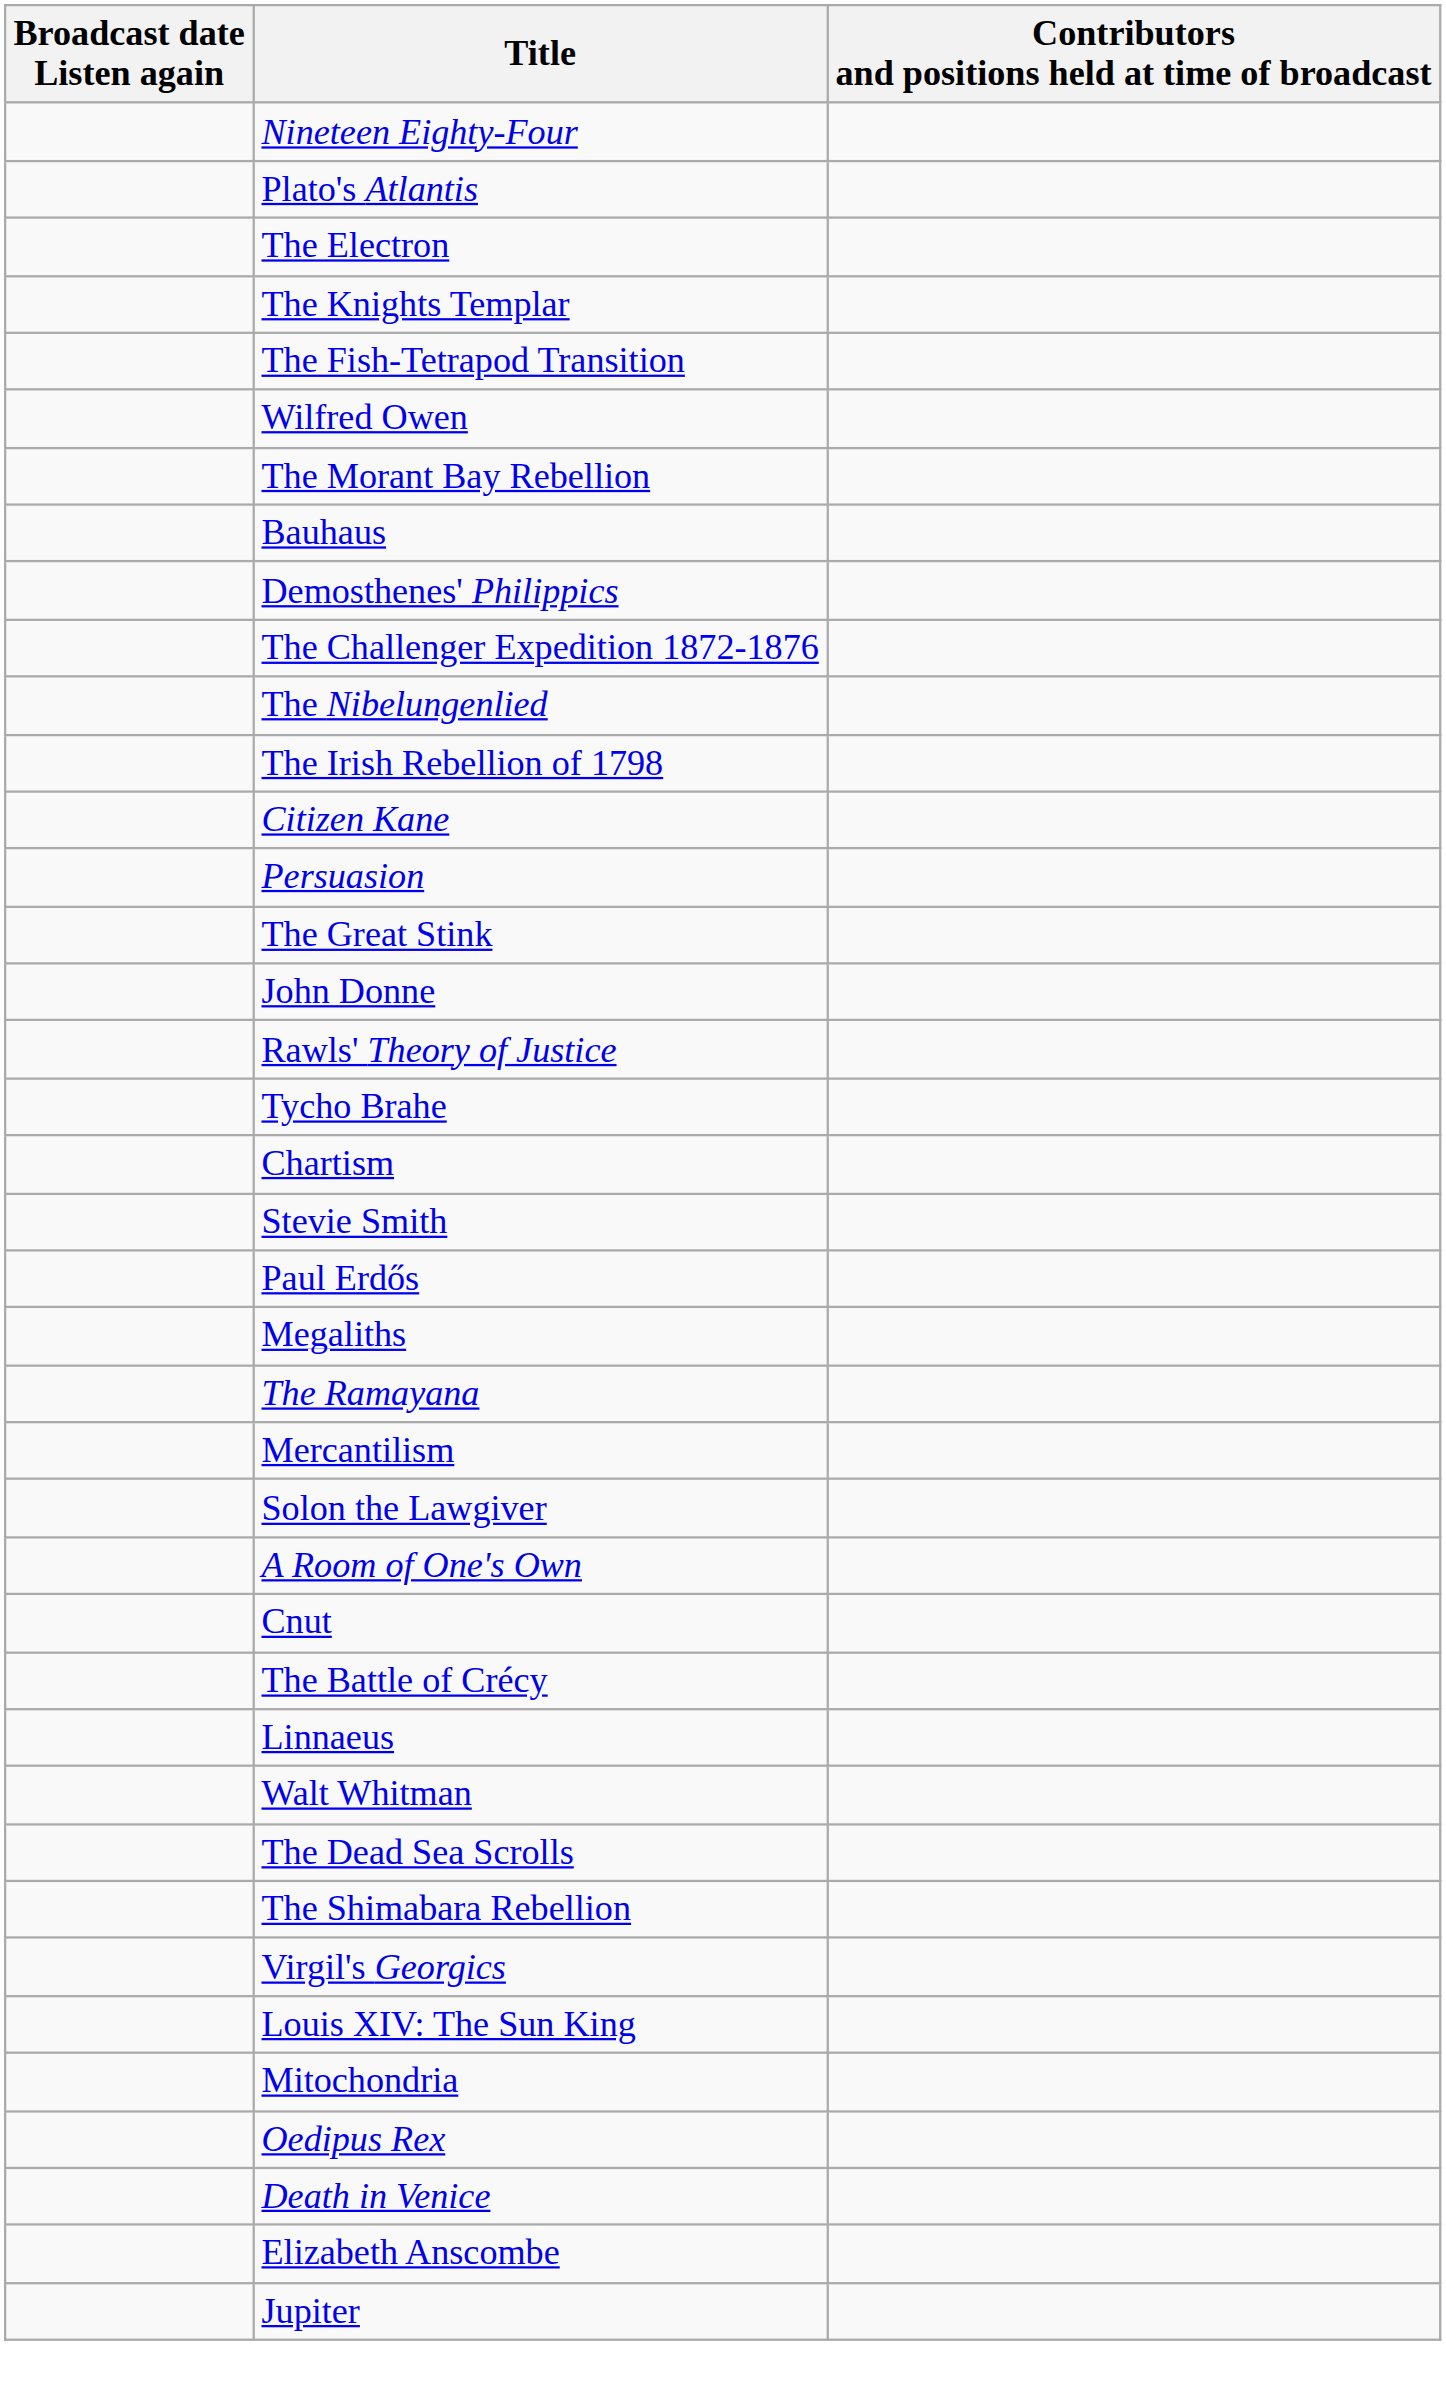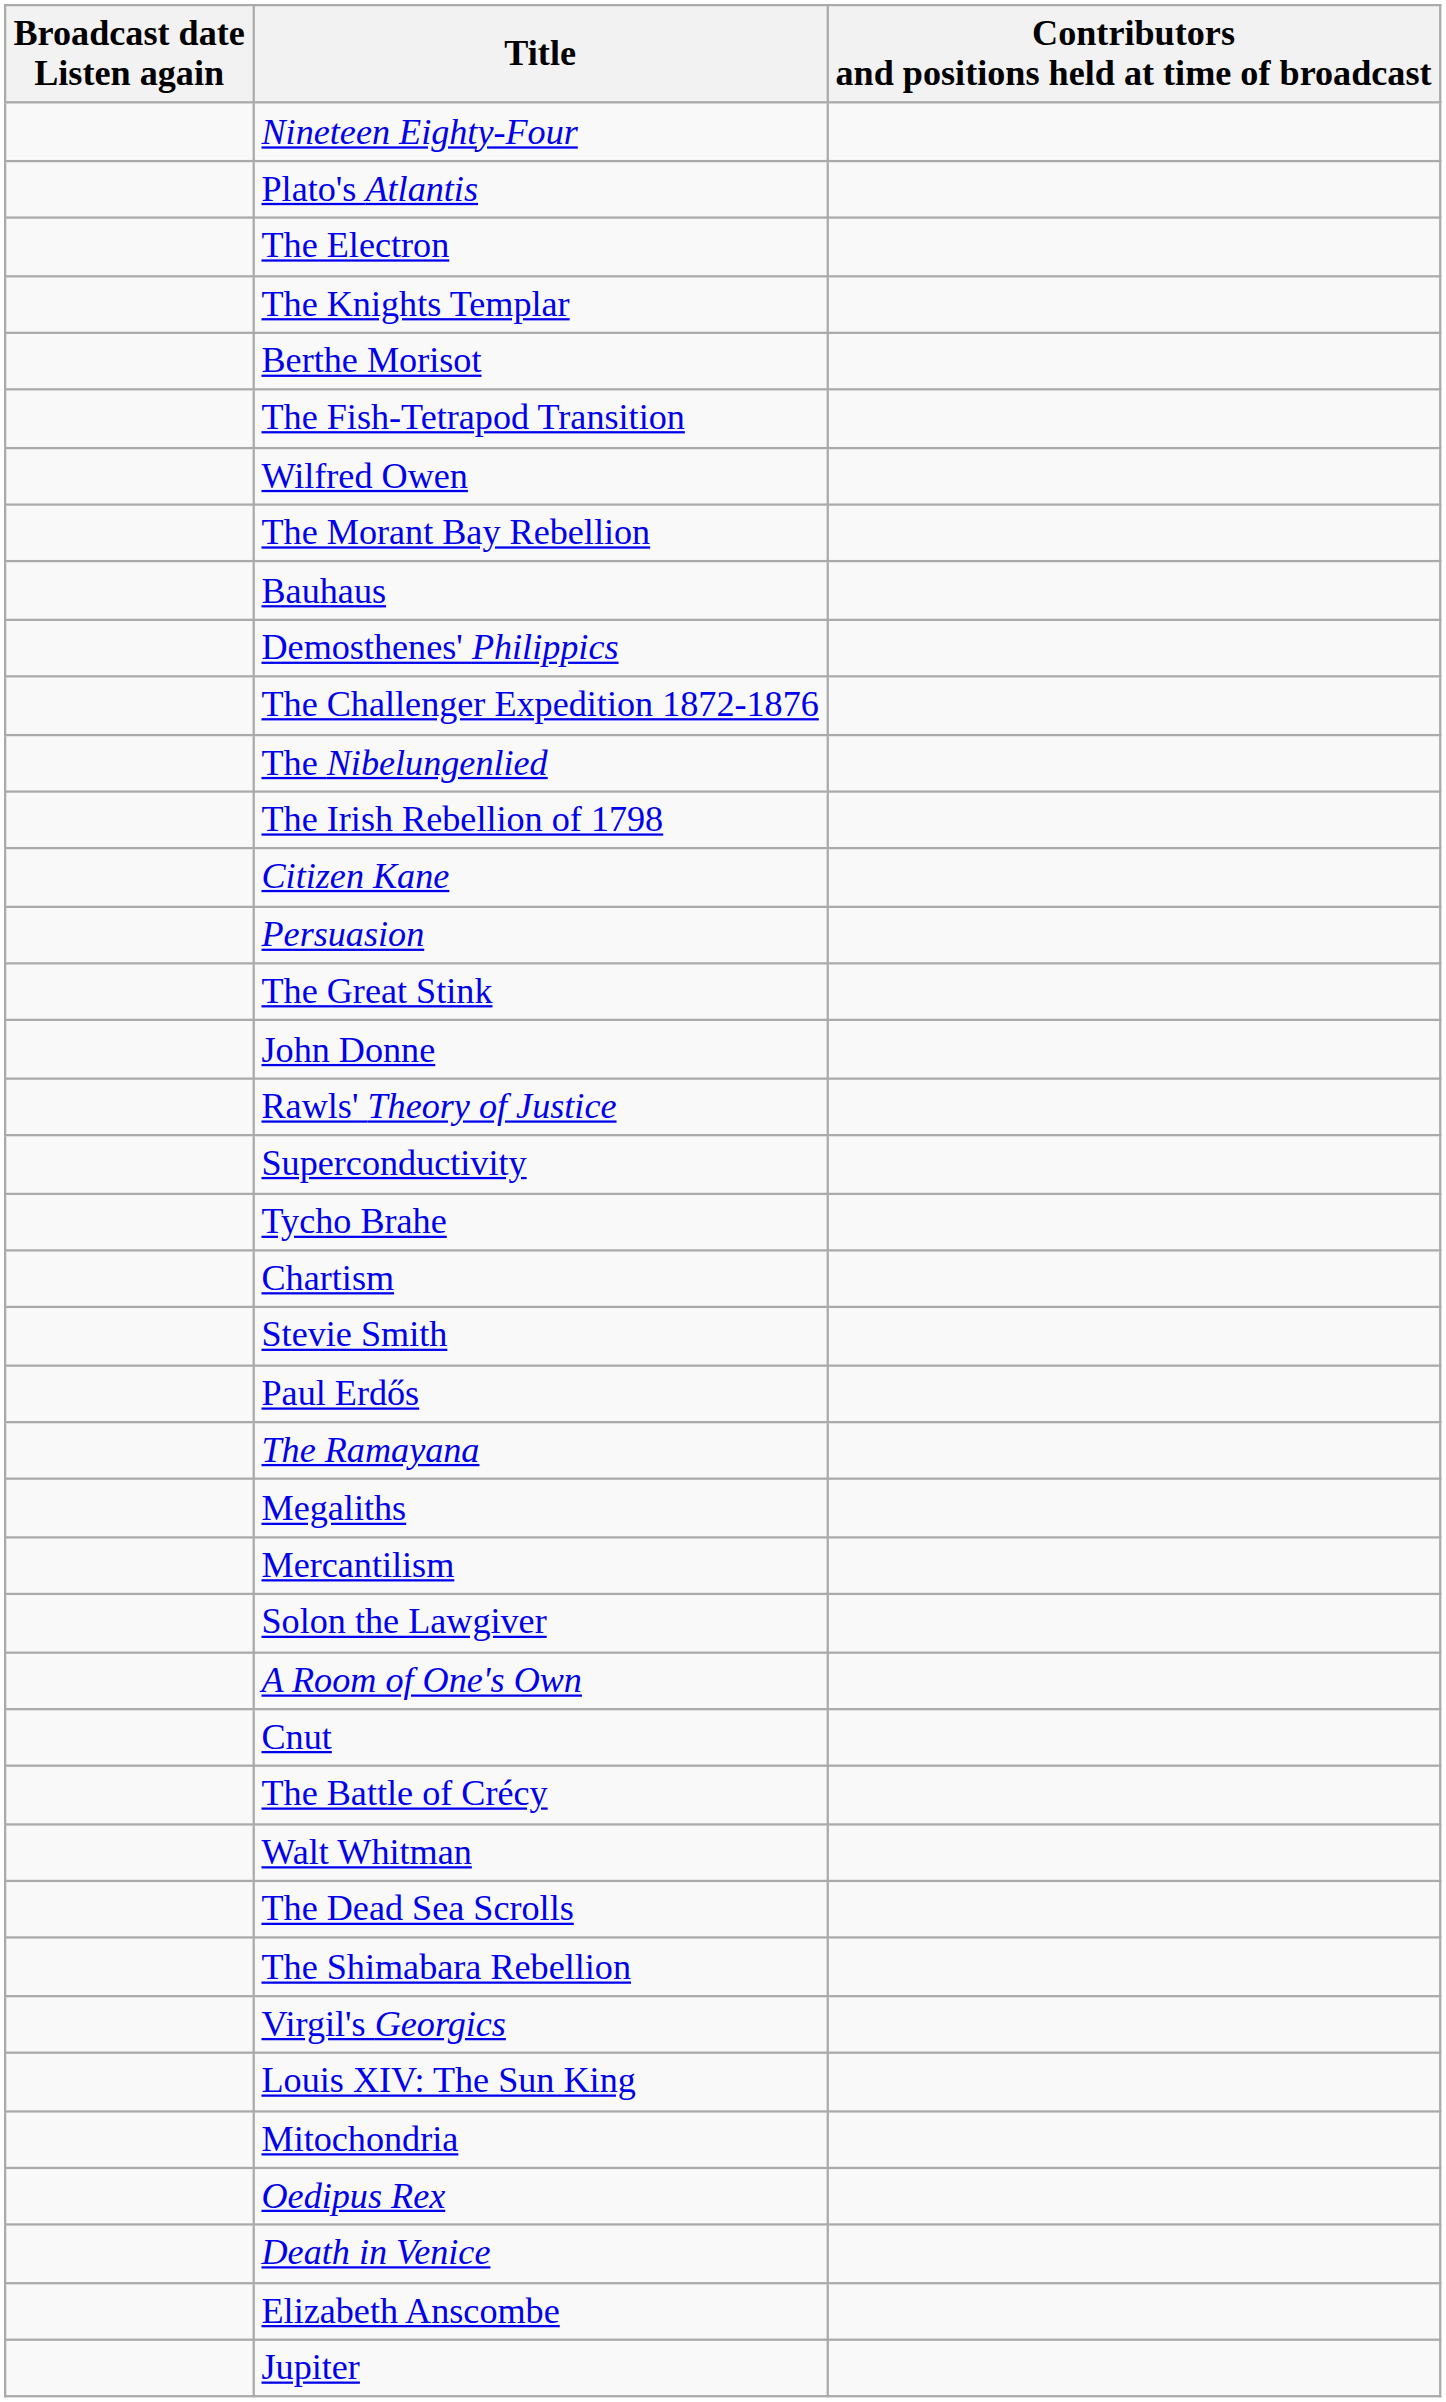+ row: (371, 360)
+ row: (394, 1163)
rows swapped: (334, 1335) <-> (370, 1392)
- row: (328, 1736)
